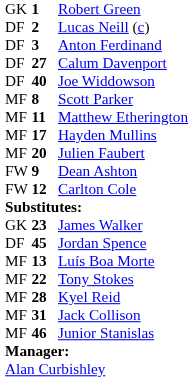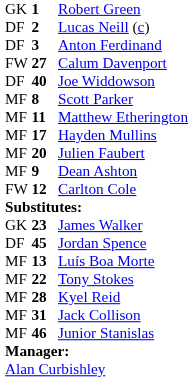(15, 63) DF -> (16, 63) FW
(16, 171) FW -> (16, 171) MF
